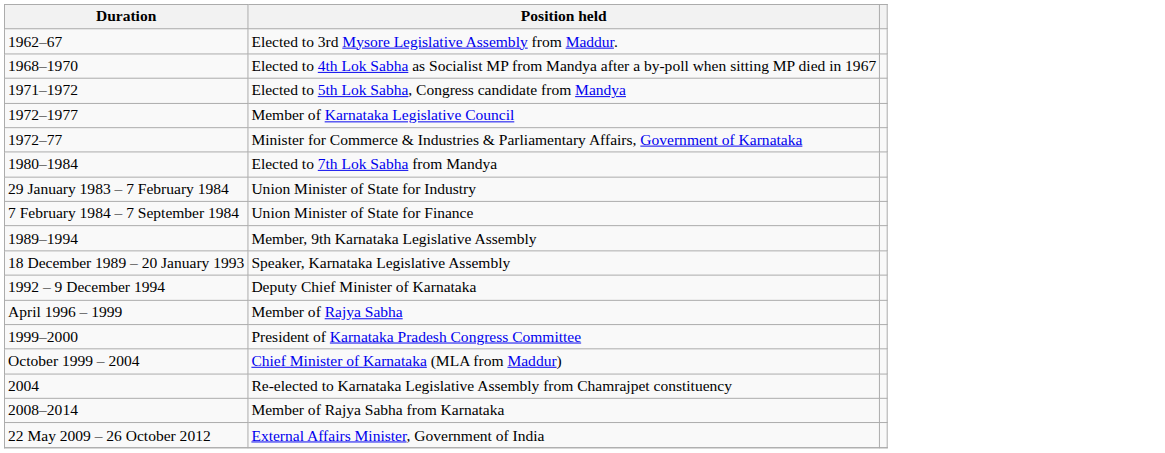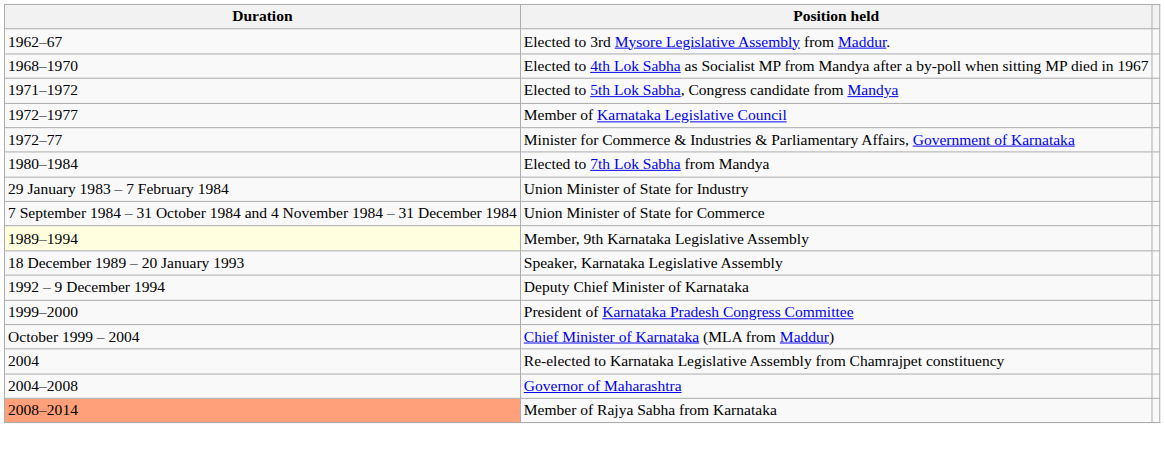- row: (362, 213)
+ row: (644, 213)
(43, 238) no background -> (43, 238) lightyellow background
- row: (327, 312)
+ row: (603, 386)
(43, 410) no background -> (43, 410) lightsalmon background
- row: (398, 435)
